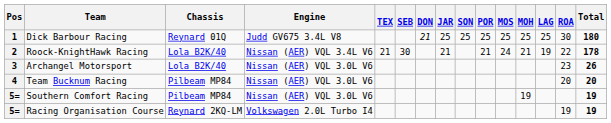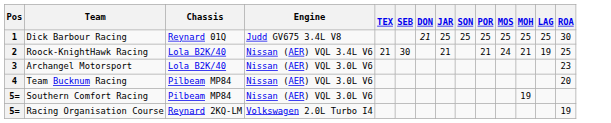- column: (591, 17)
(566, 51) 22 -> (566, 51) 25
